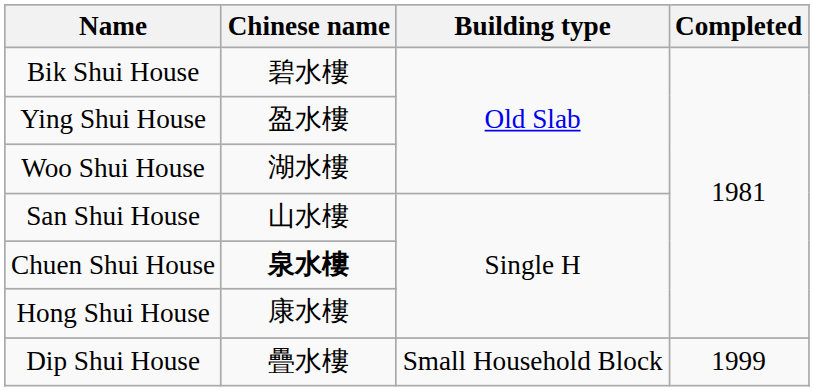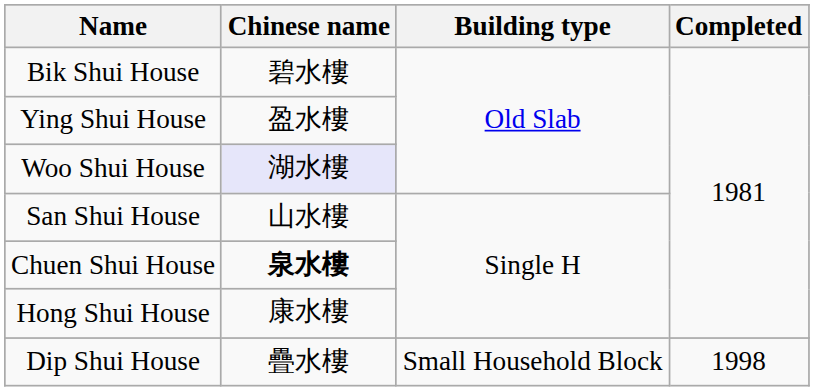(309, 167) no background -> (309, 167) lavender background
(739, 361) 1999 -> (739, 361) 1998
